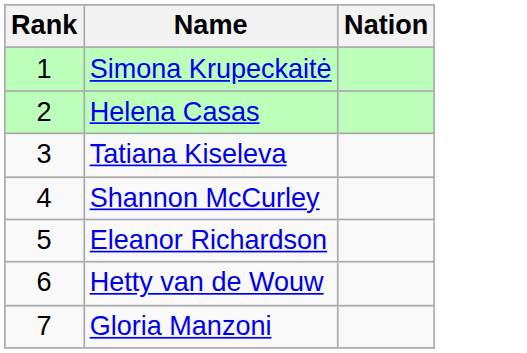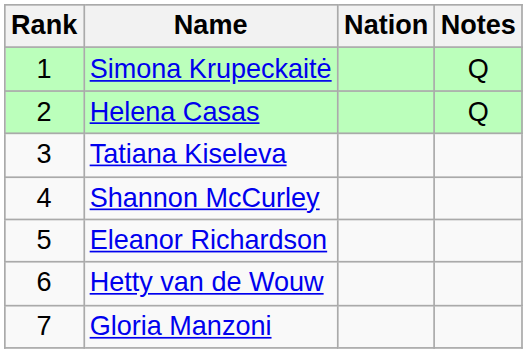+ column: (478, 25)
